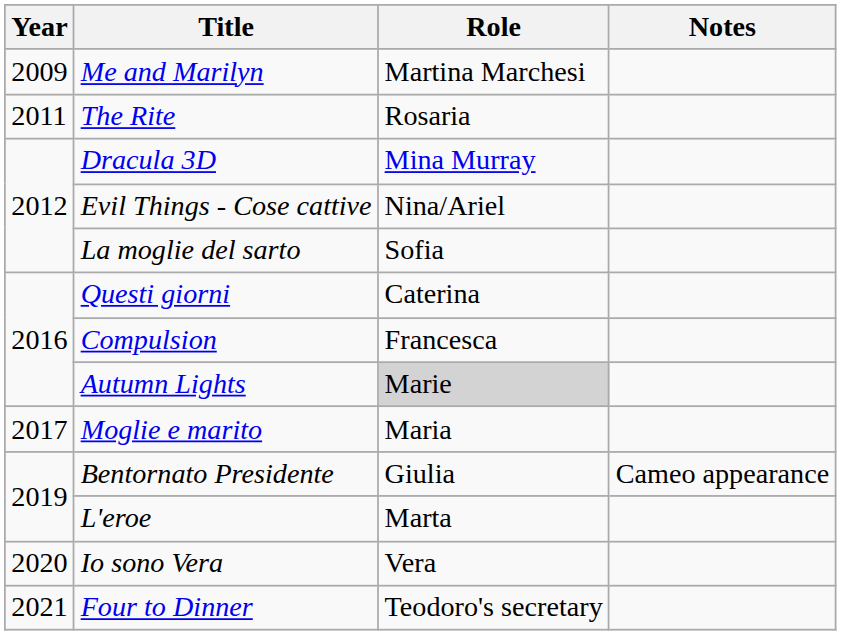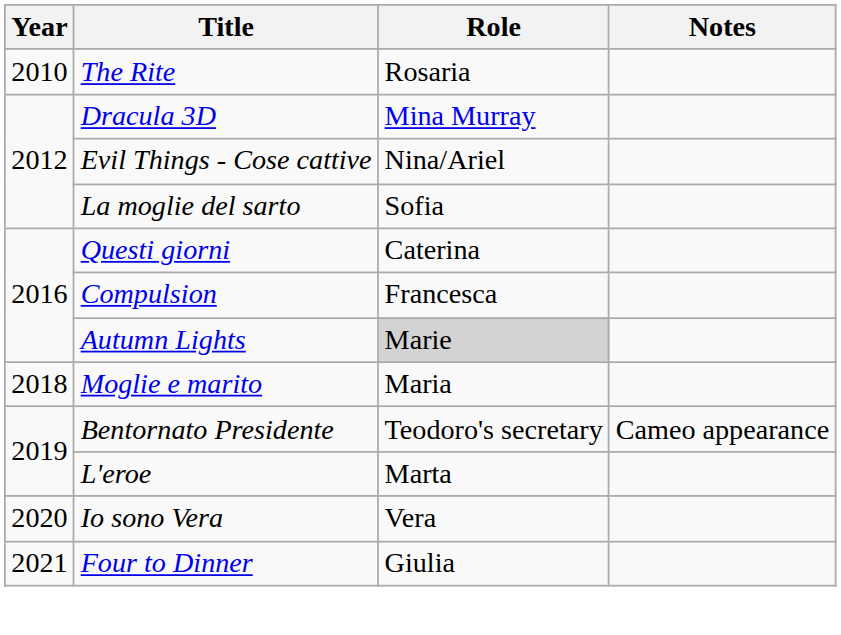- row: (172, 71)
(39, 116) 2011 -> (40, 71) 2010
(40, 428) 2017 -> (40, 384) 2018
(420, 473) Giulia -> (494, 428) Teodoro's secretary
(494, 607) Teodoro's secretary -> (420, 562) Giulia
